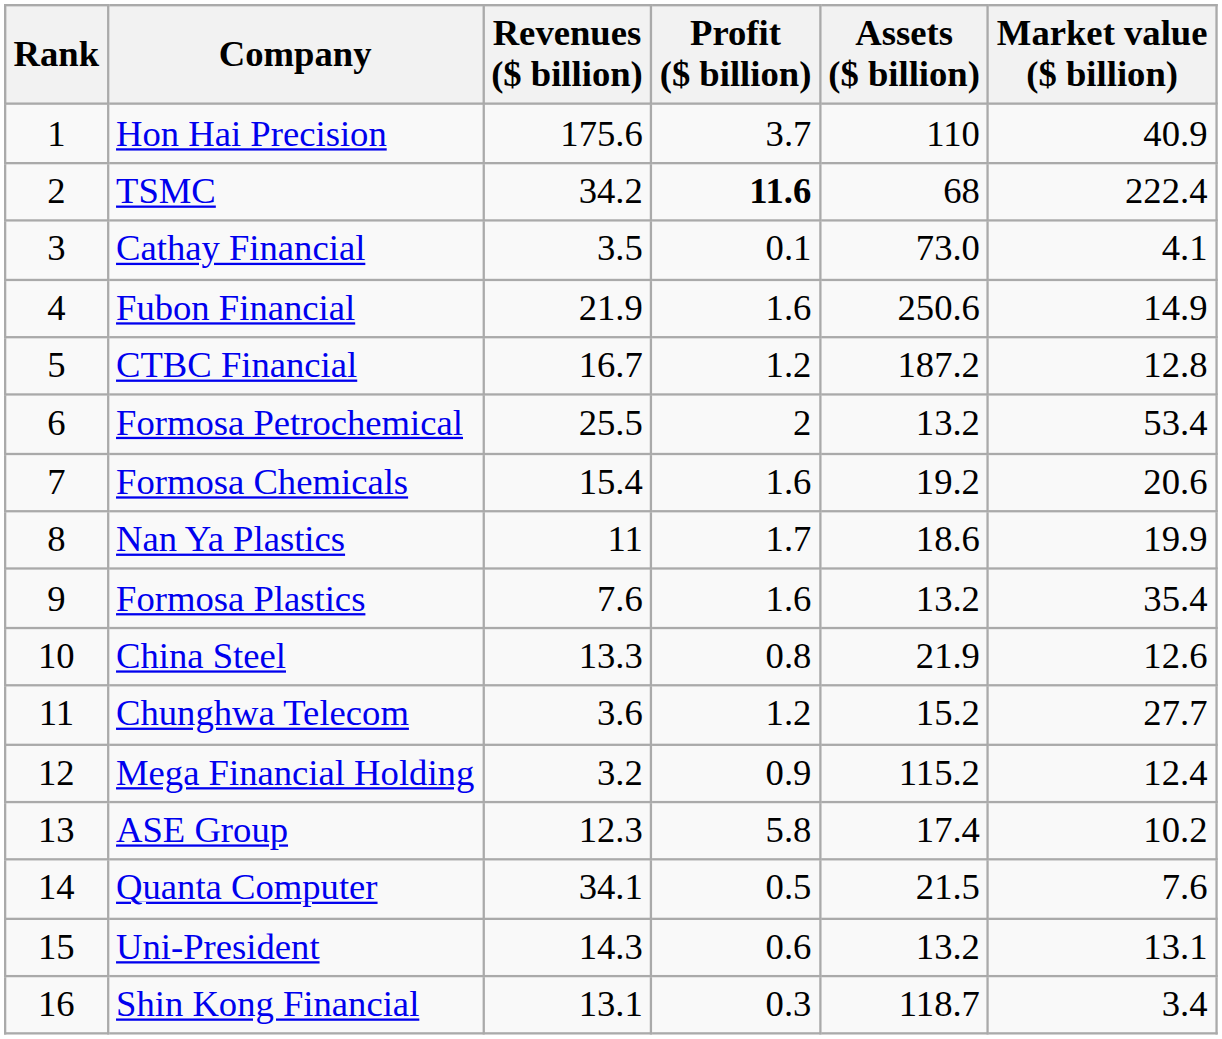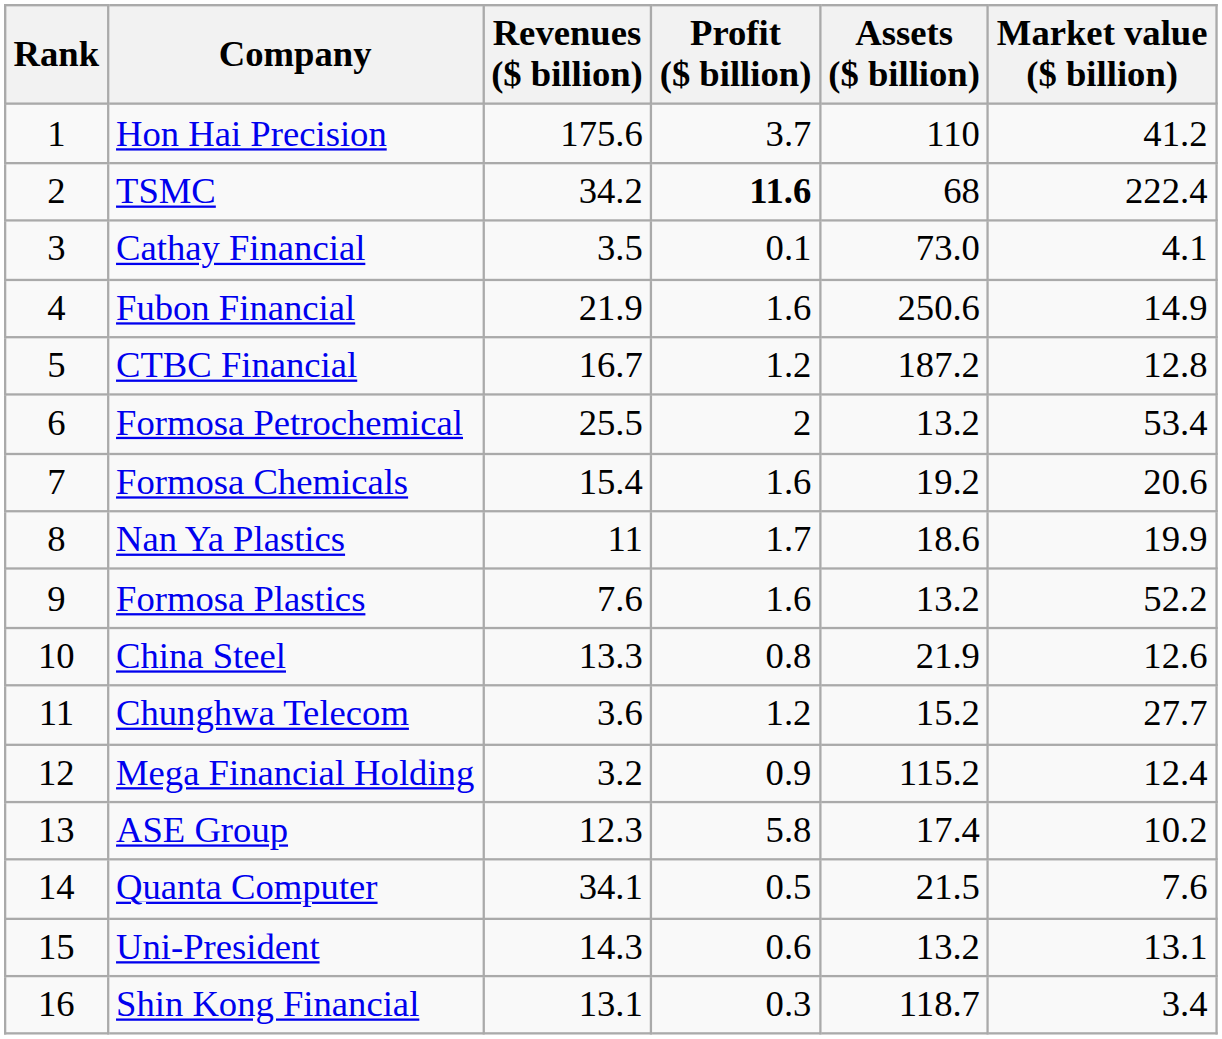(1175, 132) 40.9 -> (1175, 132) 41.2
(1175, 597) 35.4 -> (1175, 597) 52.2
